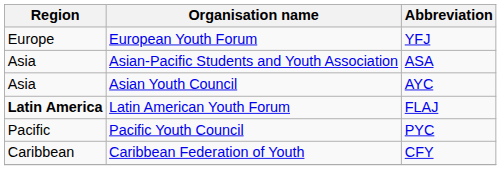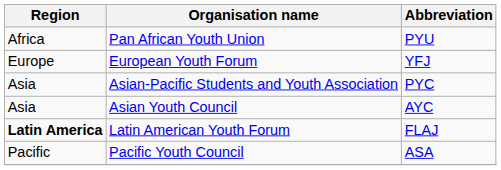+ row: (187, 38)
(419, 61) ASA -> (420, 84) PYC
(420, 130) PYC -> (419, 152) ASA
- row: (207, 152)
